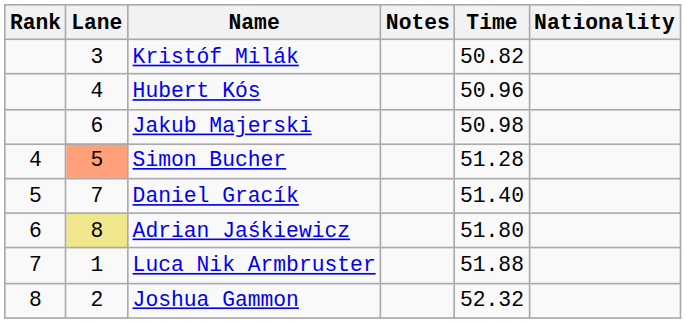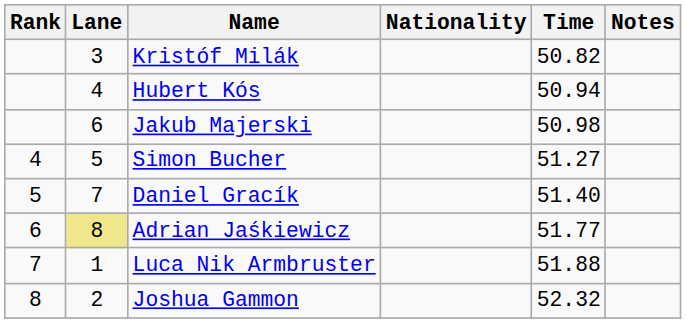columns swapped: (604, 22) <-> (418, 22)
(492, 92) 50.96 -> (569, 92) 50.94
(97, 161) lightsalmon background -> (97, 161) no background
(492, 161) 51.28 -> (569, 161) 51.27
(492, 231) 51.80 -> (569, 231) 51.77
